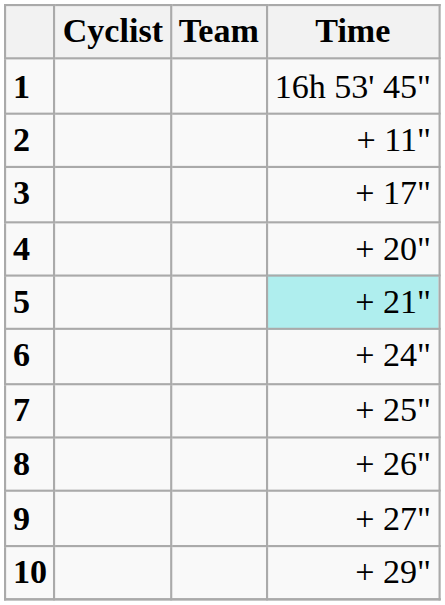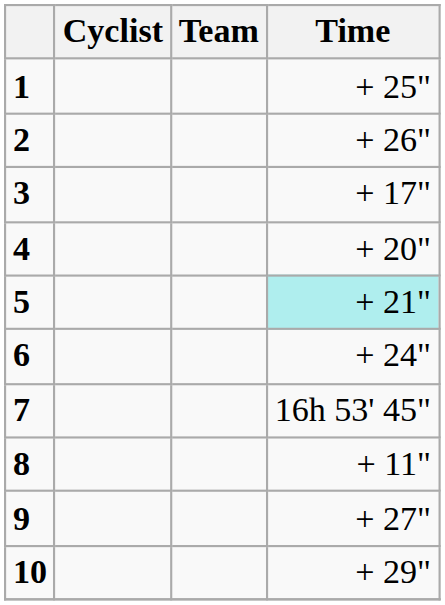(353, 85) 16h 53' 45" -> (393, 85) + 25"
(394, 139) + 11" -> (393, 139) + 26"
(393, 409) + 25" -> (353, 409) 16h 53' 45"
(393, 463) + 26" -> (394, 463) + 11"
